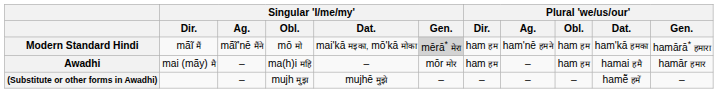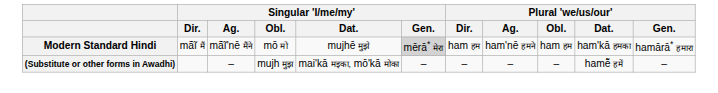(366, 46) mai'kā मइका, mō'kā मोका -> (349, 46) mujhē मुझे
- row: (82, 64)
(366, 80) mujhē मुझे -> (349, 64) mai'kā मइका, mō'kā मोका
